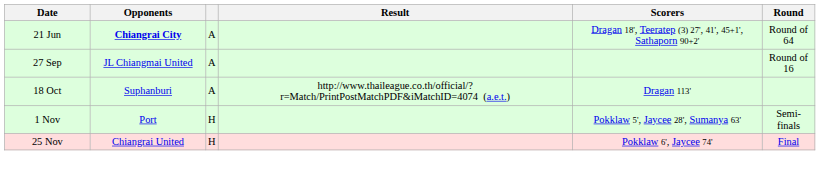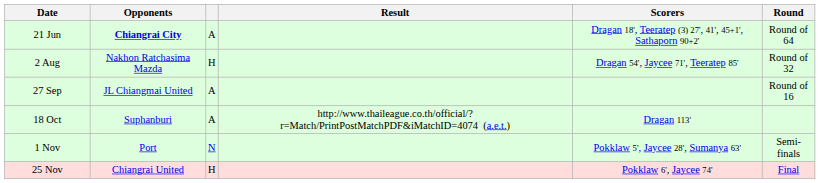+ row: (47, 63)
(212, 119) H -> (212, 147) N
